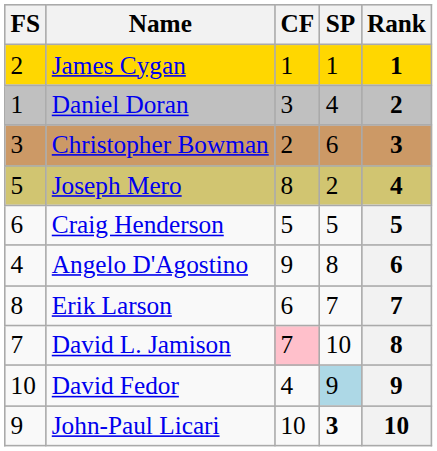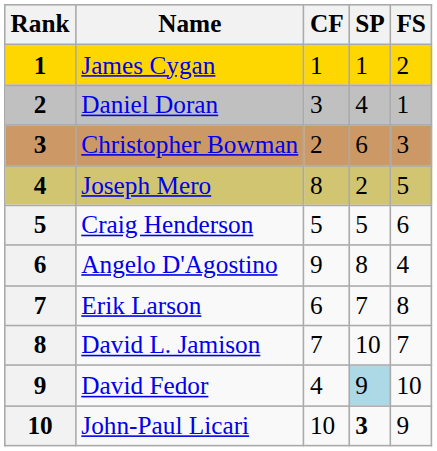columns swapped: (396, 24) <-> (25, 24)
(287, 345) pink background -> (316, 345) no background
